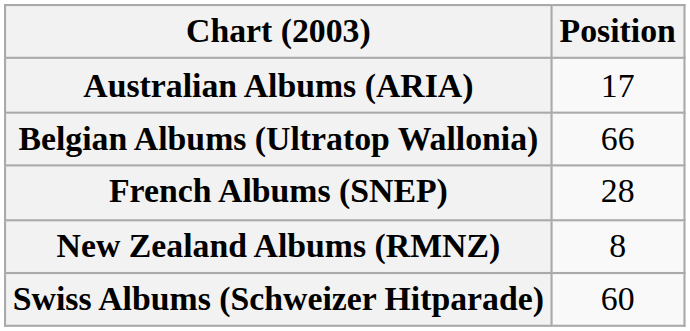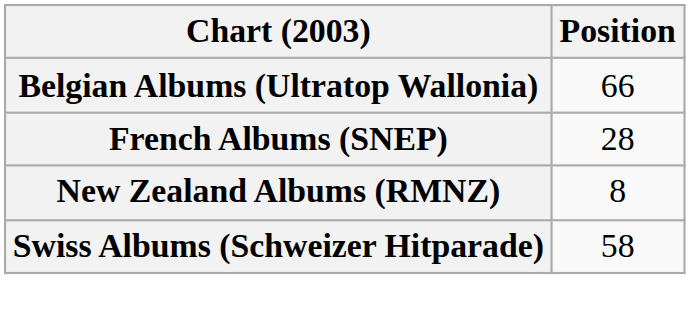- row: (278, 84)
(618, 298) 60 -> (618, 245) 58
